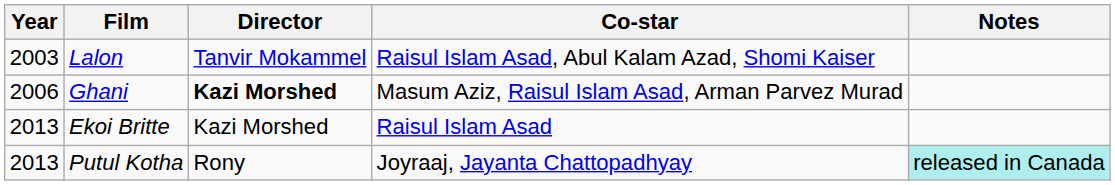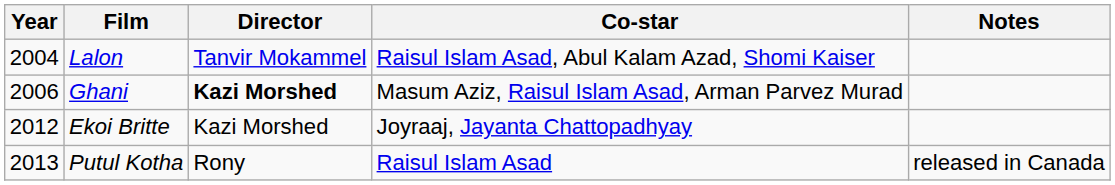(34, 57) 2003 -> (34, 57) 2004
(34, 127) 2013 -> (34, 127) 2012
(464, 127) Raisul Islam Asad -> (534, 127) Joyraaj, Jayanta Chattopadhyay
(534, 162) Joyraaj, Jayanta Chattopadhyay -> (464, 162) Raisul Islam Asad
(1009, 162) paleturquoise background -> (1009, 162) no background
